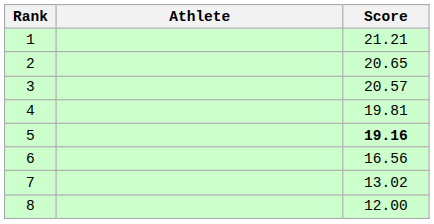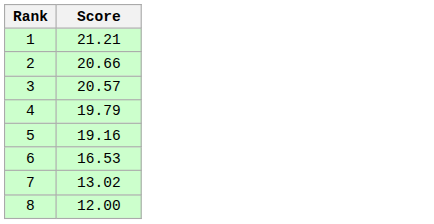- column: (200, 16)
(386, 64) 20.65 -> (99, 64) 20.66
(386, 111) 19.81 -> (99, 111) 19.79
(386, 135) bold -> (99, 135) normal
(386, 159) 16.56 -> (99, 159) 16.53
